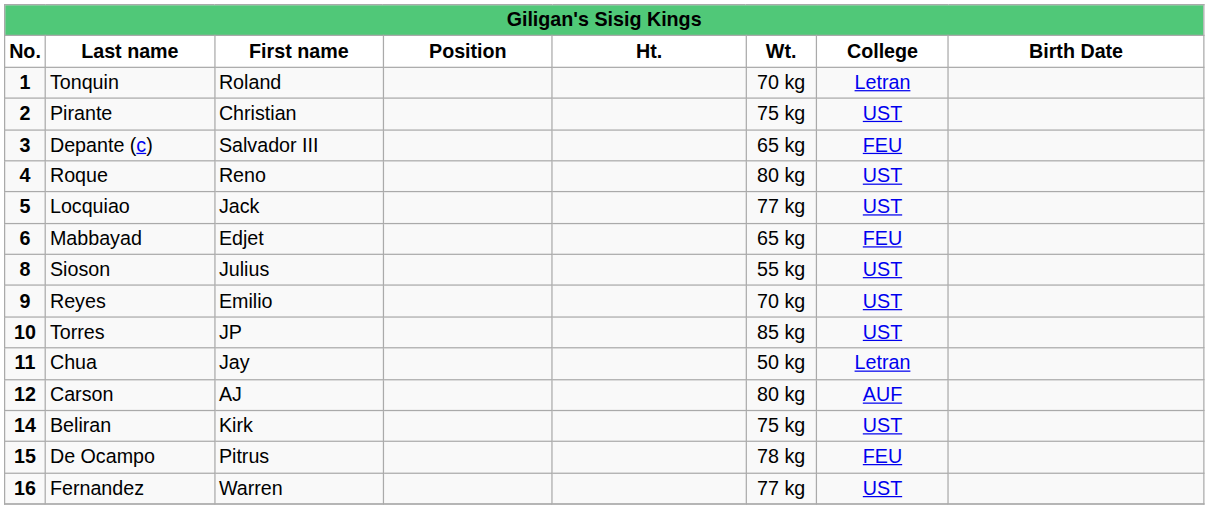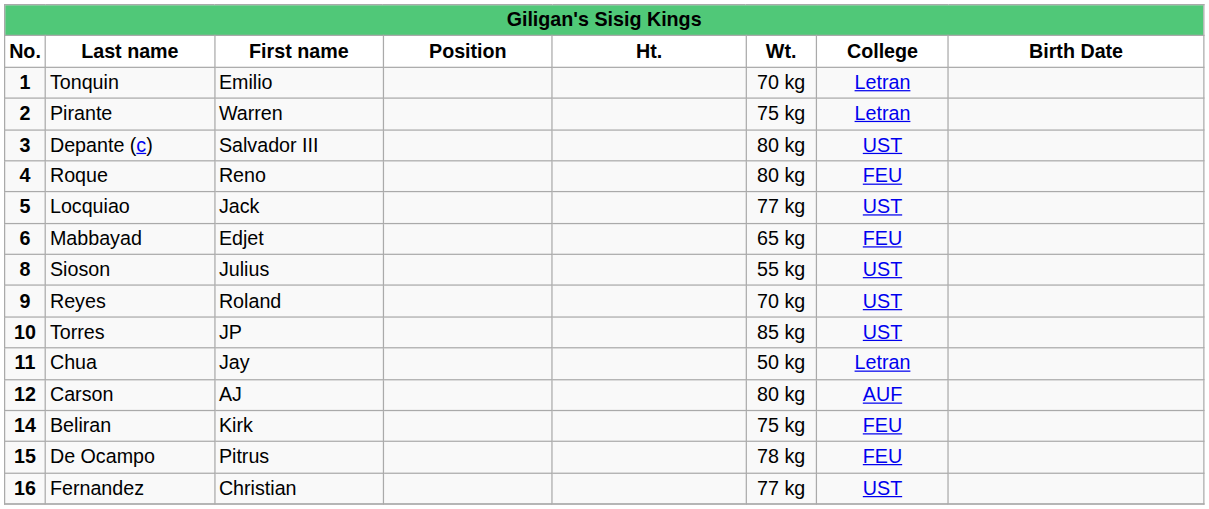(250, 82) Roland -> (246, 82) Emilio
(258, 113) Christian -> (251, 113) Warren
(882, 113) UST -> (882, 113) Letran
(781, 144) 65 kg -> (781, 144) 80 kg
(882, 144) FEU -> (882, 144) UST
(882, 176) UST -> (882, 176) FEU
(246, 301) Emilio -> (250, 301) Roland
(882, 425) UST -> (882, 425) FEU
(251, 488) Warren -> (258, 488) Christian
